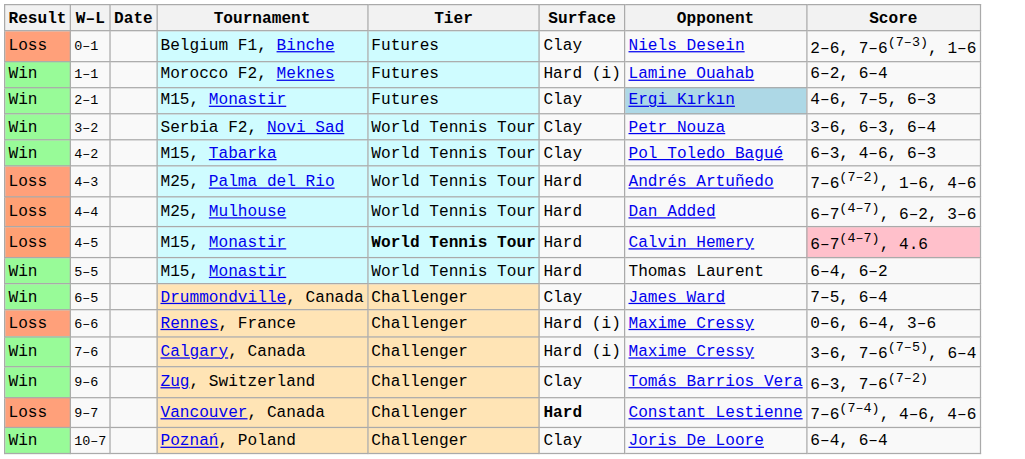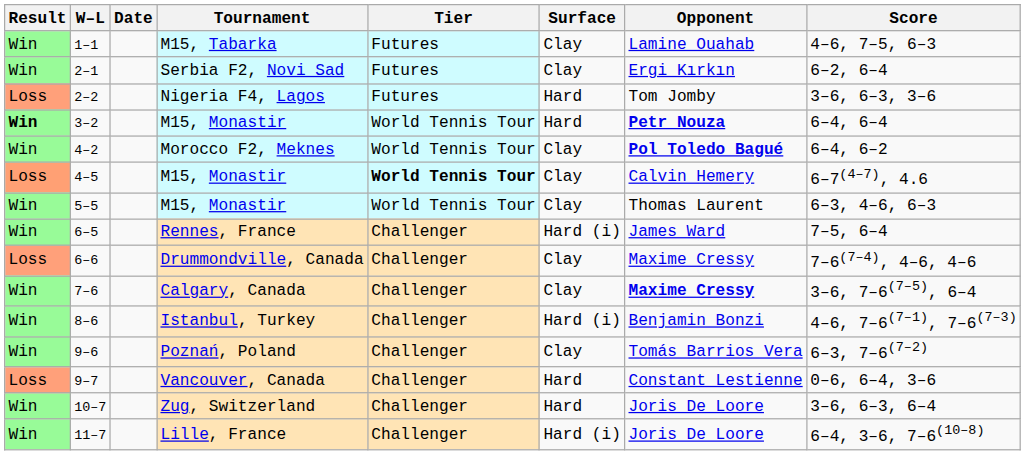- row: (86, 47)
(248, 74) Morocco F2, Meknes -> (219, 44) M15, Tabarka
(582, 74) Hard (i) -> (563, 44) Clay
(849, 74) 6–2, 6–4 -> (873, 44) 4–6, 7–5, 6–3
(223, 101) M15, Monastir -> (252, 70) Serbia F2, Novi Sad
(682, 101) lightblue background -> (682, 70) no background
(873, 101) 4–6, 7–5, 6–3 -> (849, 70) 6–2, 6–4
+ row: (86, 97)
(23, 127) normal -> (23, 123) bold
(252, 127) Serbia F2, Novi Sad -> (223, 123) M15, Monastir
(563, 127) Clay -> (563, 123) Hard
(677, 127) normal -> (677, 123) bold
(873, 127) 3–6, 6–3, 6–4 -> (849, 123) 6–4, 6–4
(219, 153) M15, Tabarka -> (248, 149) Morocco F2, Meknes
(706, 153) normal -> (706, 149) bold
(873, 153) 6–3, 4–6, 6–3 -> (849, 149) 6–4, 6–2
- row: (86, 182)
- row: (86, 213)
(563, 242) Hard -> (563, 177) Clay
(869, 242) pink background -> (869, 177) no background
(563, 271) Hard -> (563, 206) Clay
(849, 271) 6–4, 6–2 -> (873, 206) 6–3, 4–6, 6–3
(262, 297) Drummondville, Canada -> (228, 232) Rennes, France
(563, 297) Clay -> (582, 232) Hard (i)
(228, 323) Rennes, France -> (262, 260) Drummondville, Canada
(582, 323) Hard (i) -> (563, 260) Clay
(873, 323) 0–6, 6–4, 3–6 -> (893, 260) 7–6(7–4), 4–6, 4–6
(582, 352) Hard (i) -> (563, 291) Clay
(691, 352) normal -> (691, 291) bold
+ row: (86, 322)
(238, 382) Zug, Switzerland -> (228, 352) Poznań, Poland
(563, 412) bold -> (563, 380) normal
(893, 412) 7–6(7–4), 4–6, 4–6 -> (873, 380) 0–6, 6–4, 3–6
(228, 441) Poznań, Poland -> (238, 406) Zug, Switzerland
(563, 441) Clay -> (563, 406) Hard
(849, 441) 6–4, 6–4 -> (873, 406) 3–6, 6–3, 6–4
+ row: (90, 435)
